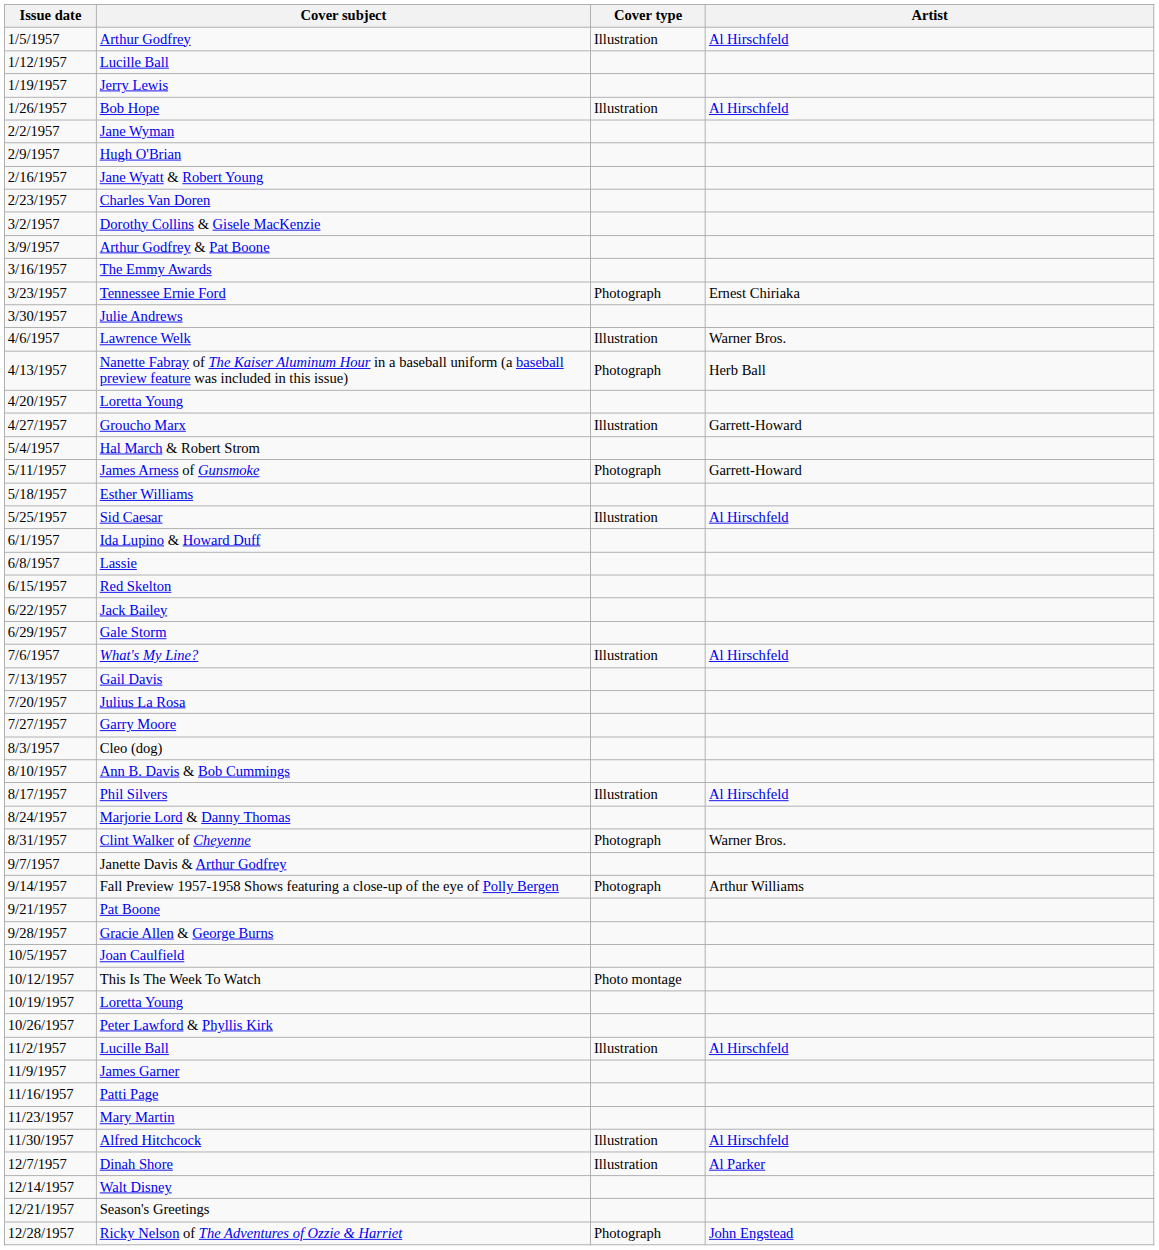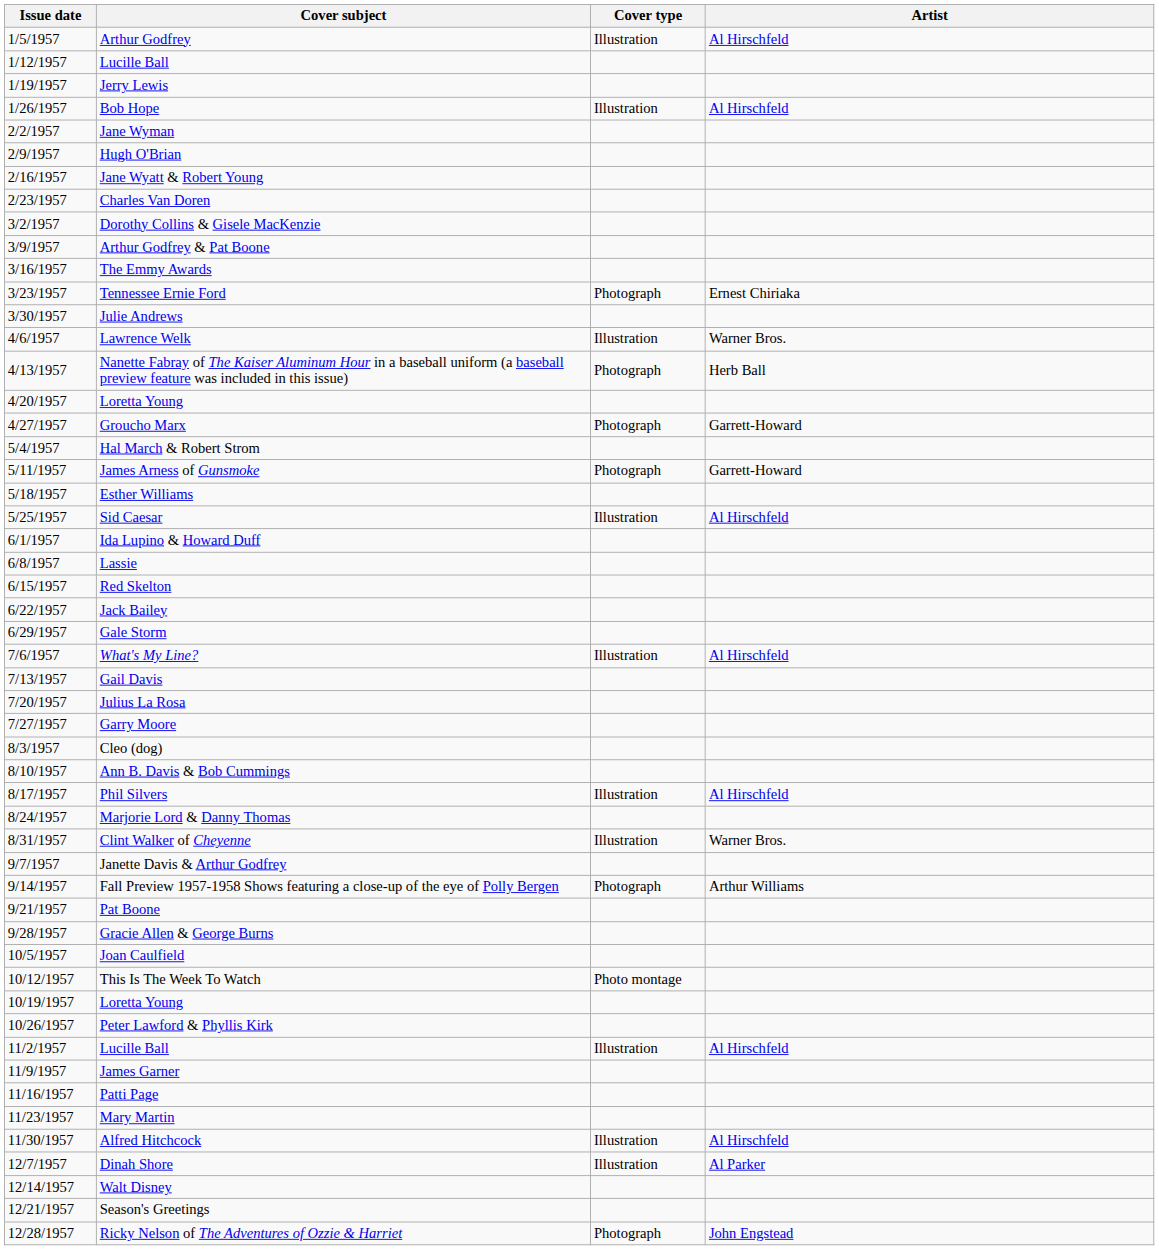(626, 424) Illustration -> (628, 424) Photograph
(628, 840) Photograph -> (626, 840) Illustration
